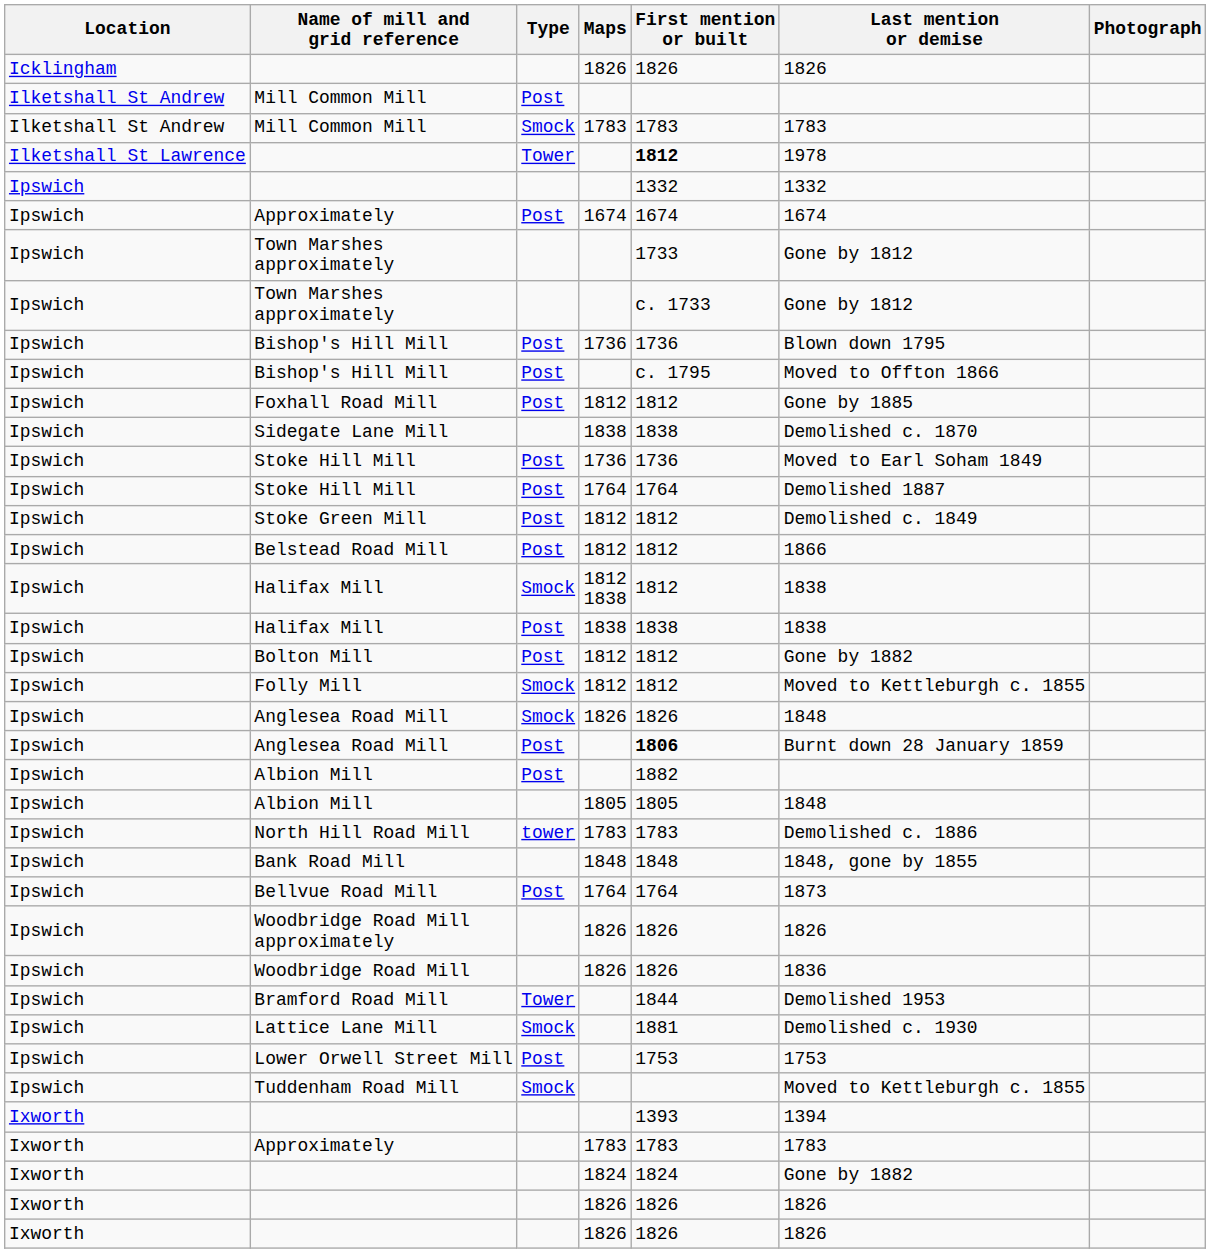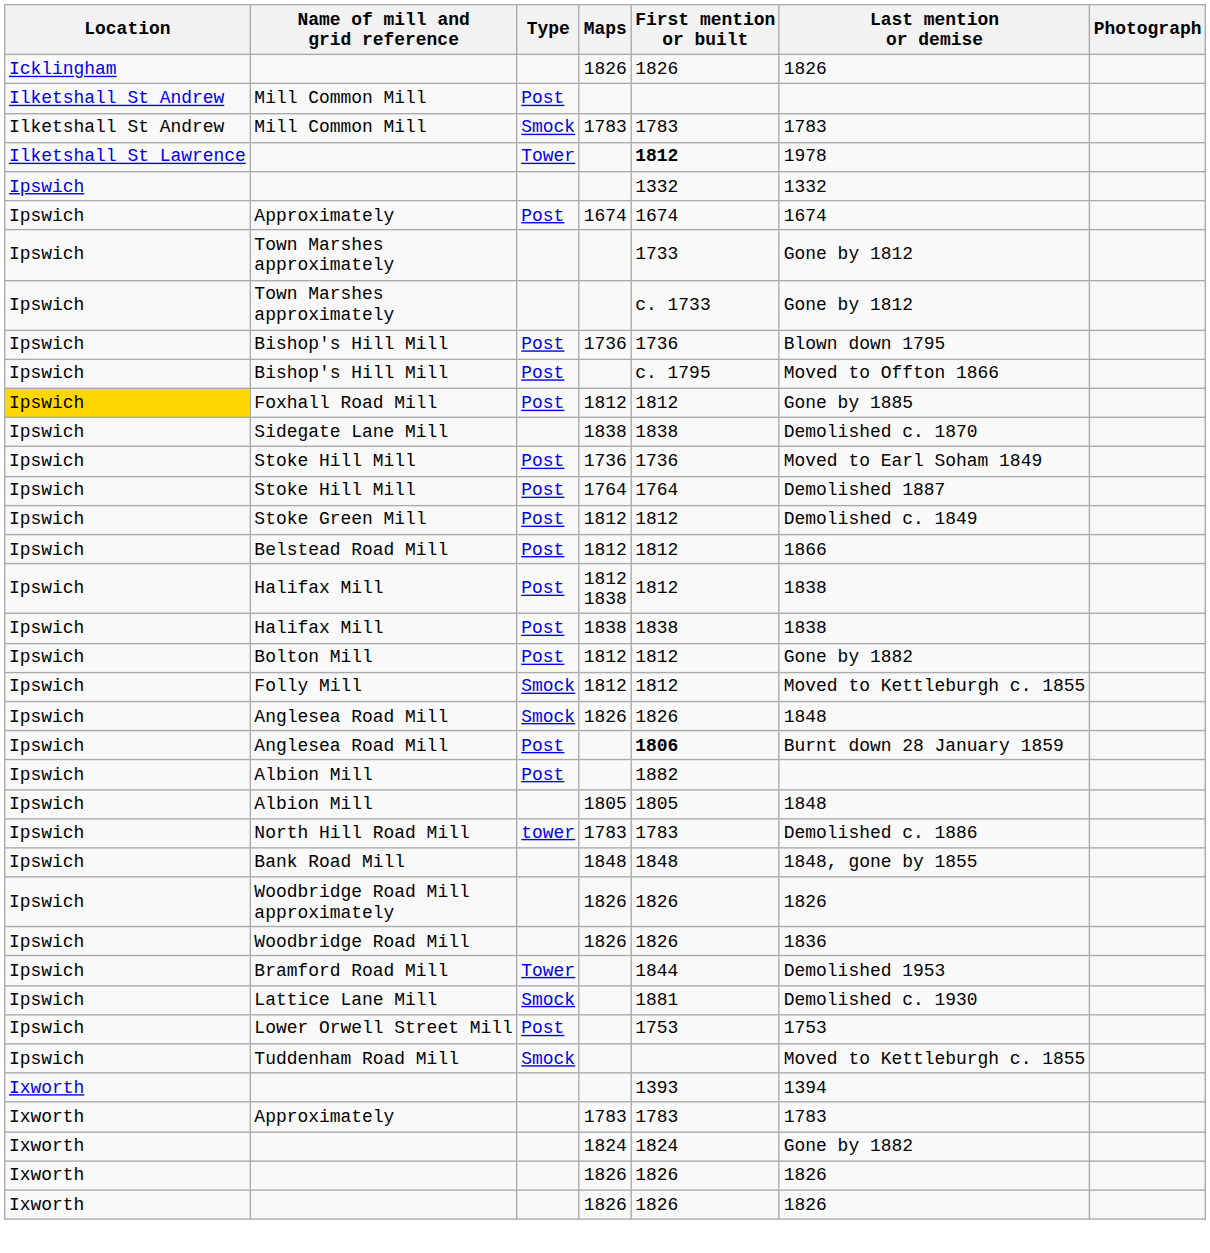(47, 403) no background -> (47, 403) gold background
(548, 589) Smock -> (543, 589) Post
- row: (346, 892)
